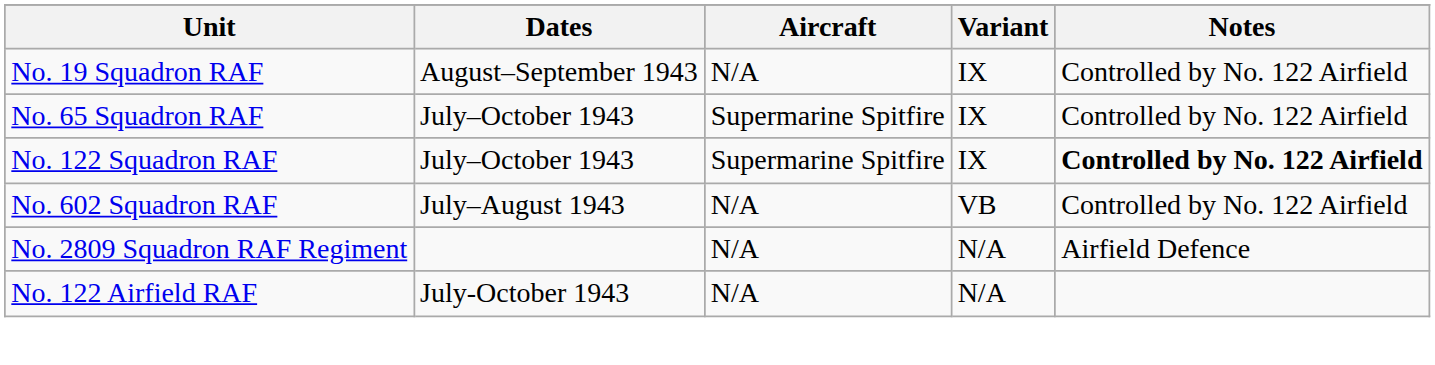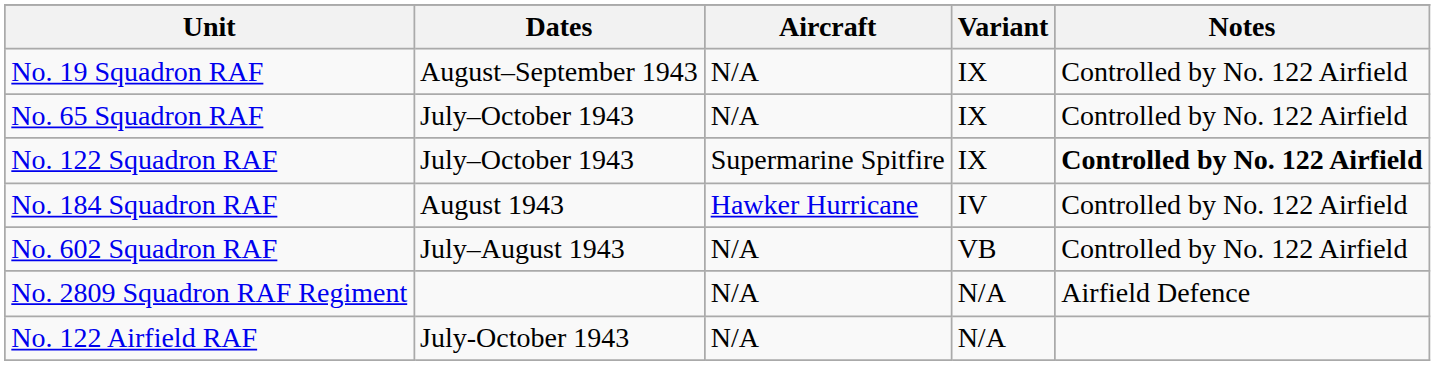(828, 115) Supermarine Spitfire -> (735, 115) N/A
+ row: (144, 204)
